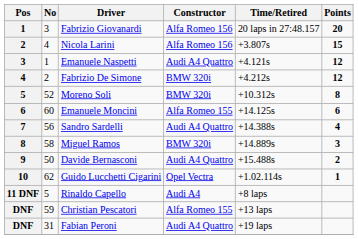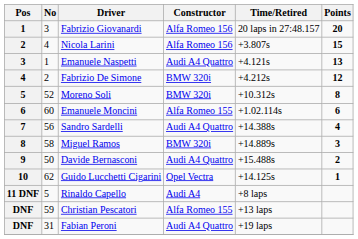(337, 61) 12 -> (337, 61) 13
(256, 111) +14.125s -> (260, 111) +1.02.114s
(260, 177) +1.02.114s -> (256, 177) +14.125s
